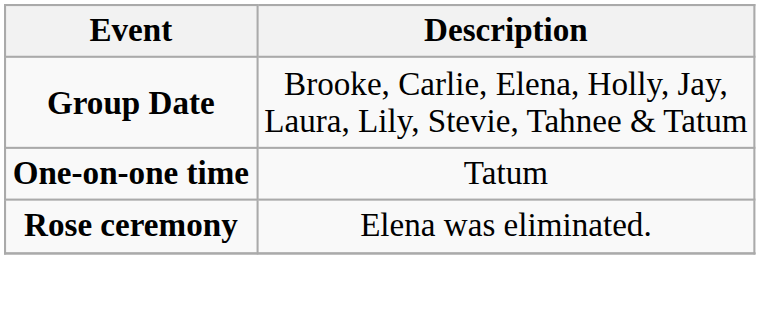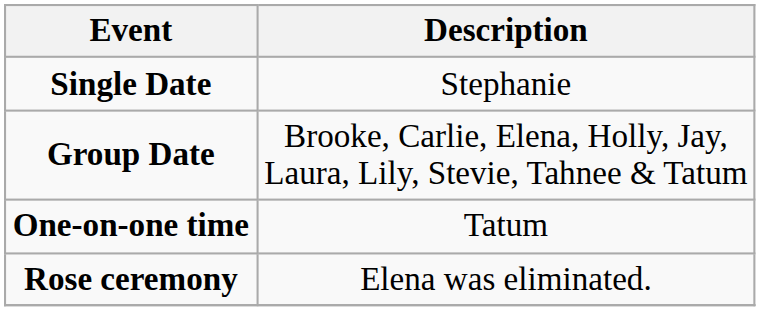+ row: (131, 83)
